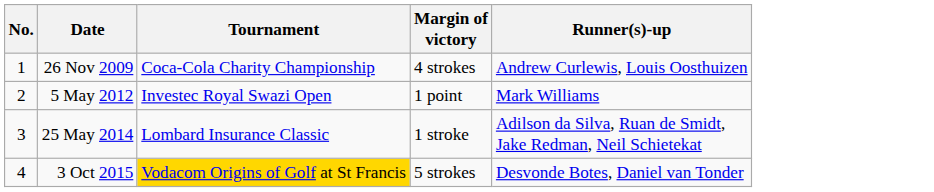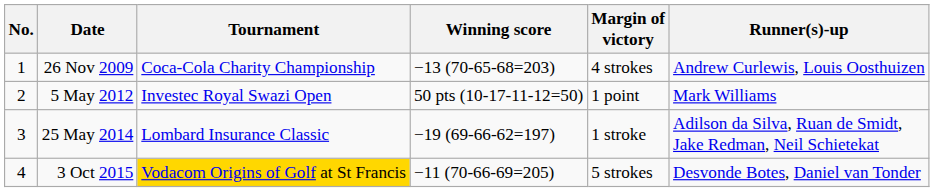+ column: (499, 29)
